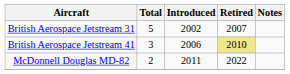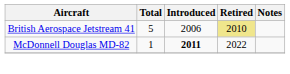- row: (71, 28)
(151, 45) 3 -> (151, 28) 5
(151, 61) 2 -> (151, 45) 1
(191, 61) normal -> (191, 45) bold
